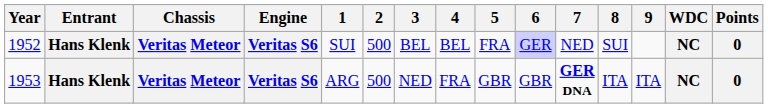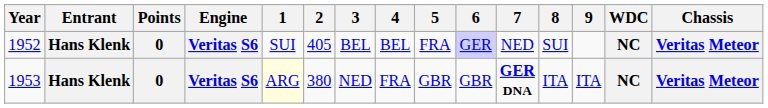columns swapped: (189, 18) <-> (737, 18)
(379, 44) 500 -> (319, 44) 405
(342, 80) no background -> (283, 80) lightyellow background
(379, 80) 500 -> (319, 80) 380
